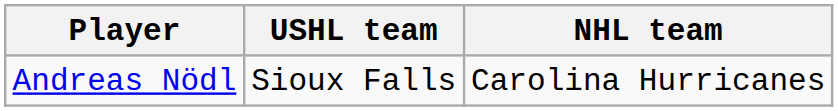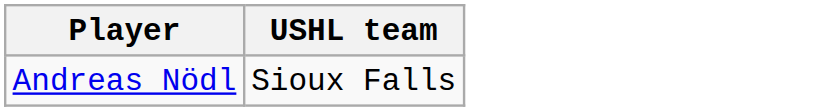- column: (648, 31)
